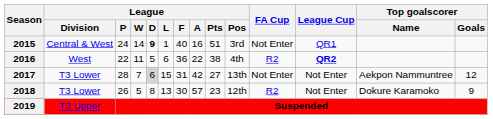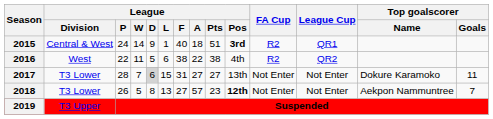(152, 43) bold -> (152, 43) normal
(197, 43) 16 -> (197, 43) 18
(237, 43) normal -> (238, 43) bold
(272, 43) Not Enter -> (273, 43) R2
(182, 59) 36 -> (182, 59) 38
(326, 59) bold -> (327, 59) normal
(197, 75) 42 -> (197, 75) 27
(406, 75) Aekpon Nammuntree -> (400, 75) Dokure Karamoko
(471, 75) 12 -> (472, 75) 11
(182, 91) 30 -> (182, 91) 27
(237, 91) normal -> (238, 91) bold
(272, 91) R2 -> (273, 91) Not Enter
(399, 91) Dokure Karamoko -> (407, 91) Aekpon Nammuntree
(471, 91) 9 -> (472, 91) 7
